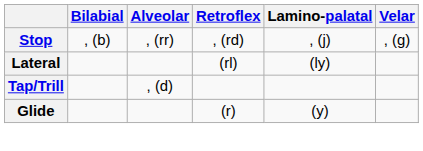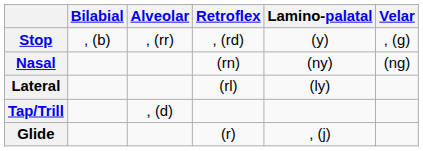(320, 39) , (j) -> (320, 39) (y)
+ row: (36, 63)
(320, 110) (y) -> (320, 134) , (j)
